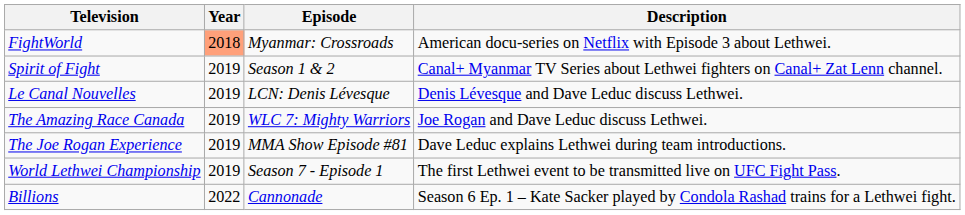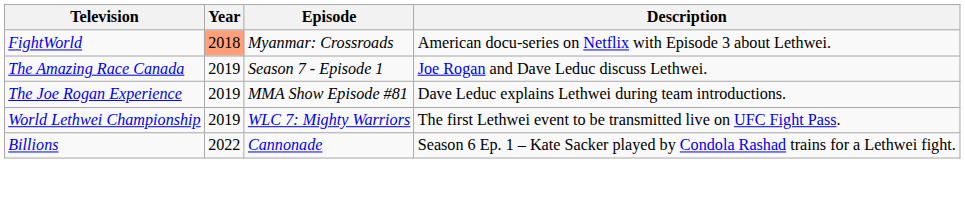- row: (54, 68)
- row: (72, 94)
(329, 119) WLC 7: Mighty Warriors -> (316, 68) Season 7 - Episode 1
(316, 171) Season 7 - Episode 1 -> (329, 119) WLC 7: Mighty Warriors
